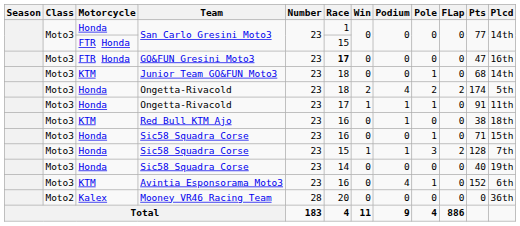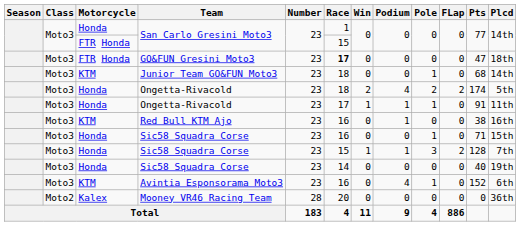(502, 58) 16th -> (502, 58) 18th
(502, 120) 18th -> (502, 120) 16th
